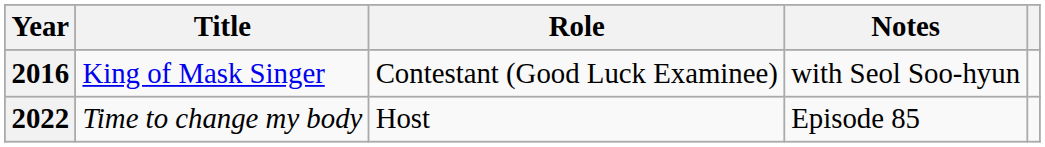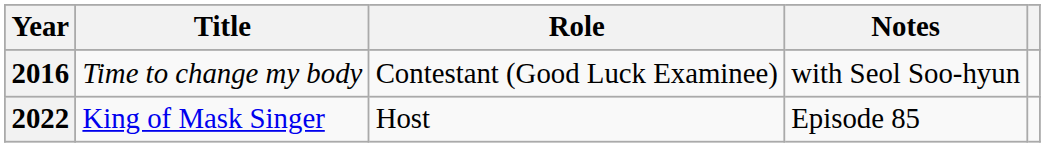(204, 73) King of Mask Singer -> (222, 73) Time to change my body
(222, 118) Time to change my body -> (204, 118) King of Mask Singer
